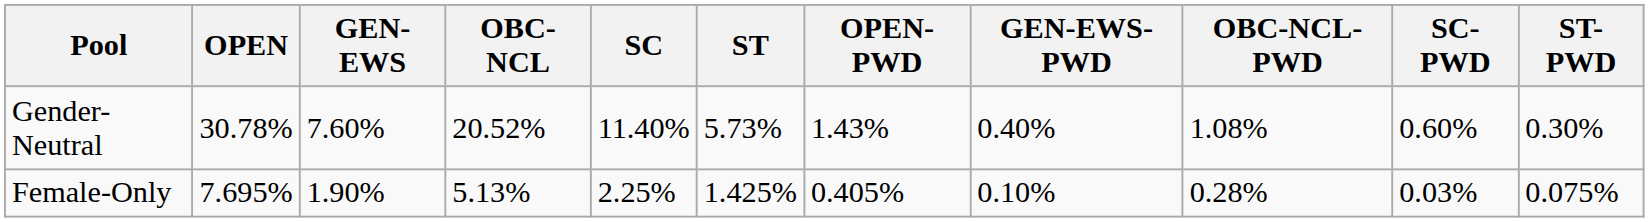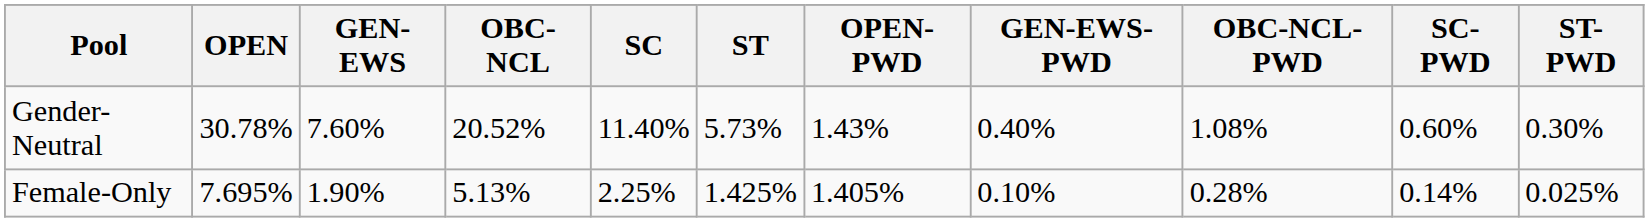(858, 192) 0.405% -> (858, 192) 1.405%
(1438, 192) 0.03% -> (1438, 192) 0.14%
(1572, 192) 0.075% -> (1572, 192) 0.025%
